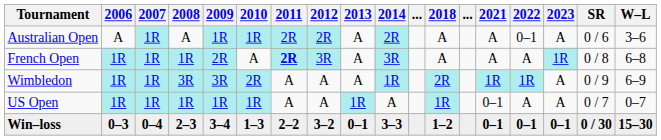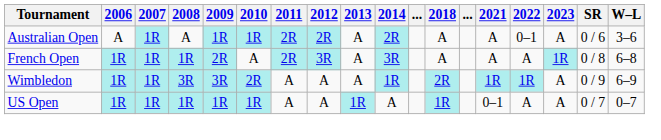(289, 59) bold -> (289, 59) normal
- row: (34, 124)
